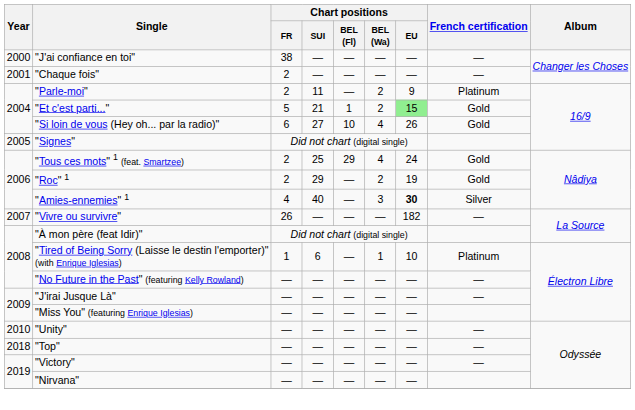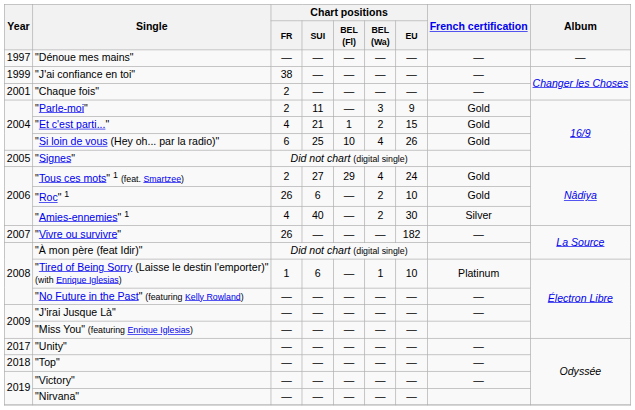+ row: (84, 58)
(19, 58) 2000 -> (19, 74) 1999
(380, 91) 2 -> (380, 108) 3
(479, 91) Platinum -> (479, 108) Gold
(287, 108) 5 -> (287, 125) 4
(412, 108) lightgreen background -> (412, 125) no background
(318, 125) 27 -> (318, 141) 25
(318, 160) 25 -> (318, 176) 27
(287, 179) 2 -> (287, 196) 26
(318, 179) 29 -> (318, 196) 6
(412, 179) 19 -> (412, 196) 10
(380, 199) 3 -> (380, 216) 2
(412, 199) bold -> (412, 216) normal
(19, 329) 2010 -> (19, 346) 2017
